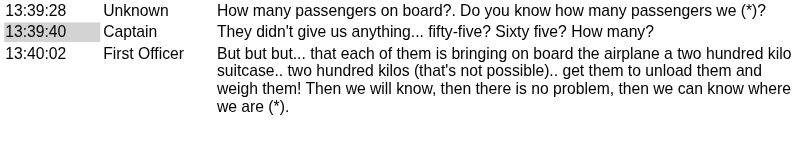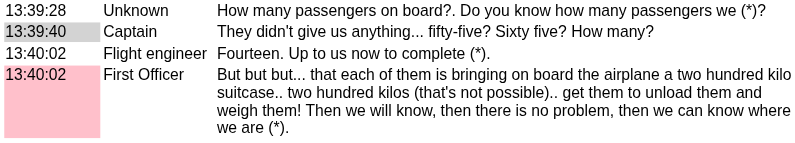+ row: (155, 53)
(36, 53) no background -> (36, 75) pink background
